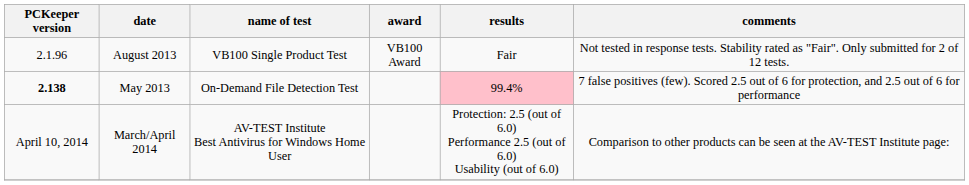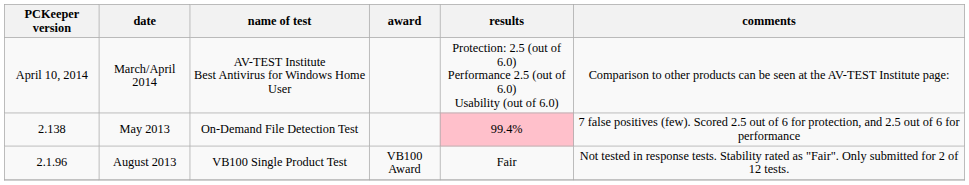rows swapped: (145, 54) <-> (145, 142)
(52, 87) bold -> (52, 129) normal
